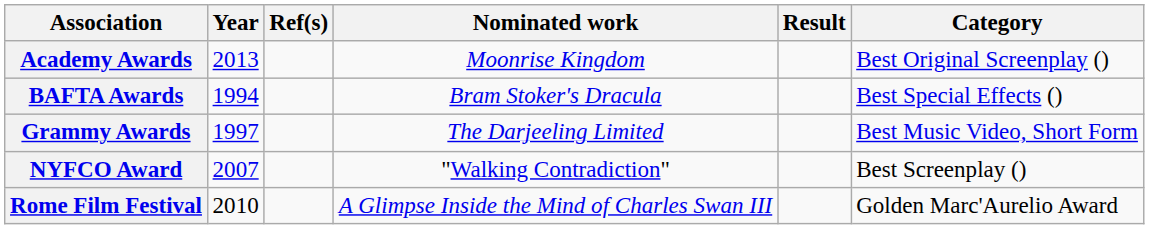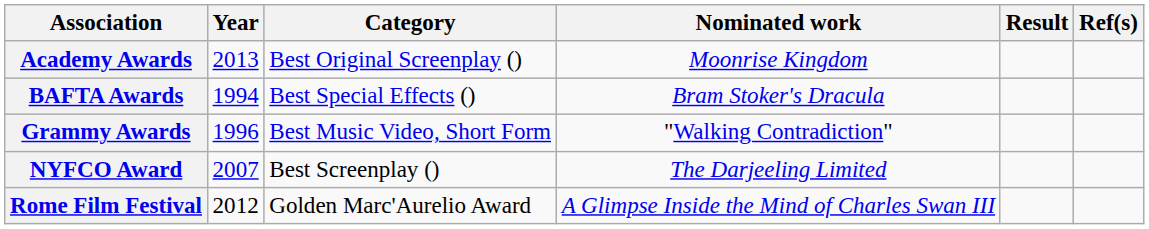columns swapped: (997, 22) <-> (299, 22)
(236, 132) 1997 -> (236, 132) 1996
(555, 132) The Darjeeling Limited -> (778, 132) "Walking Contradiction"
(556, 168) "Walking Contradiction" -> (778, 168) The Darjeeling Limited
(236, 205) 2010 -> (236, 205) 2012
